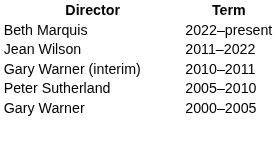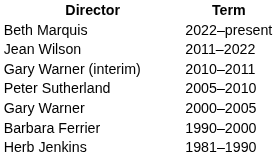+ row: (52, 128)
+ row: (45, 147)
